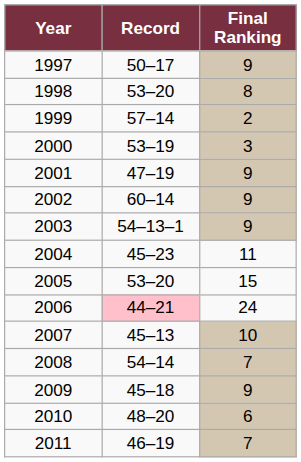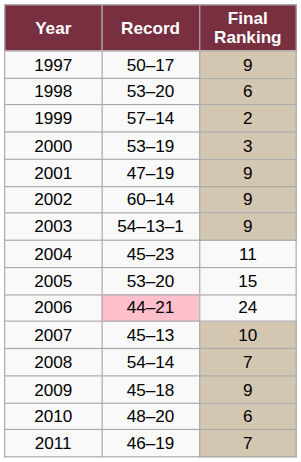(248, 92) 8 -> (248, 92) 6
